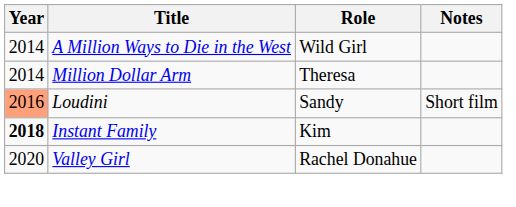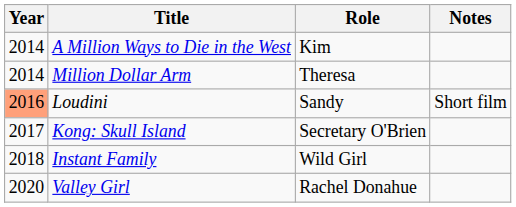(333, 46) Wild Girl -> (315, 46) Kim
+ row: (119, 131)
(26, 131) bold -> (26, 159) normal
(315, 131) Kim -> (333, 159) Wild Girl
